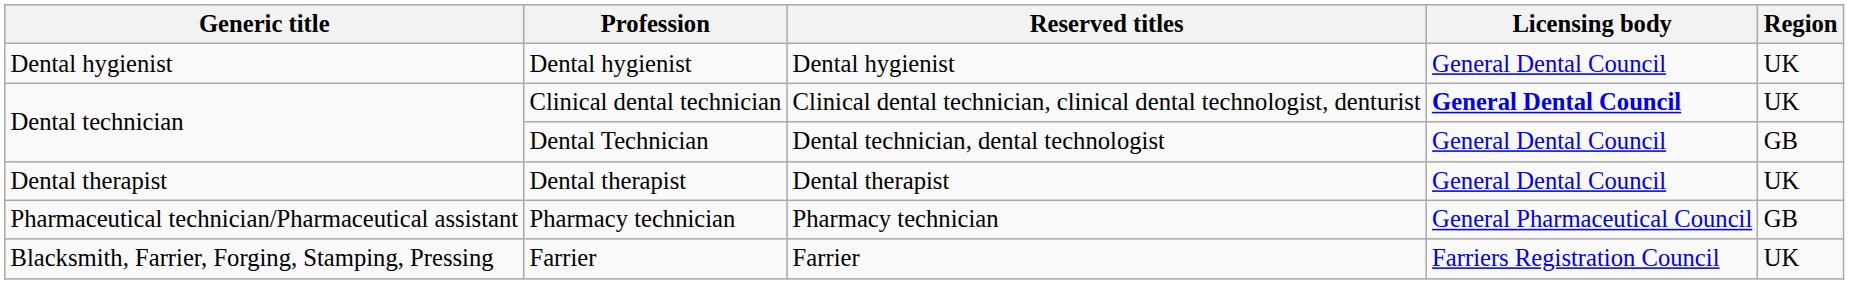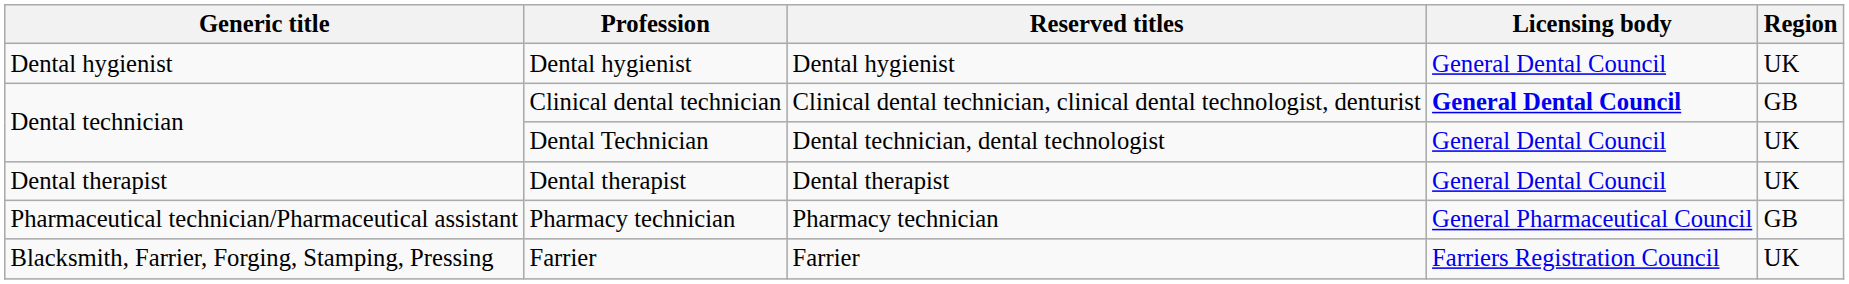(1781, 102) UK -> (1781, 102) GB
(1781, 141) GB -> (1781, 141) UK
